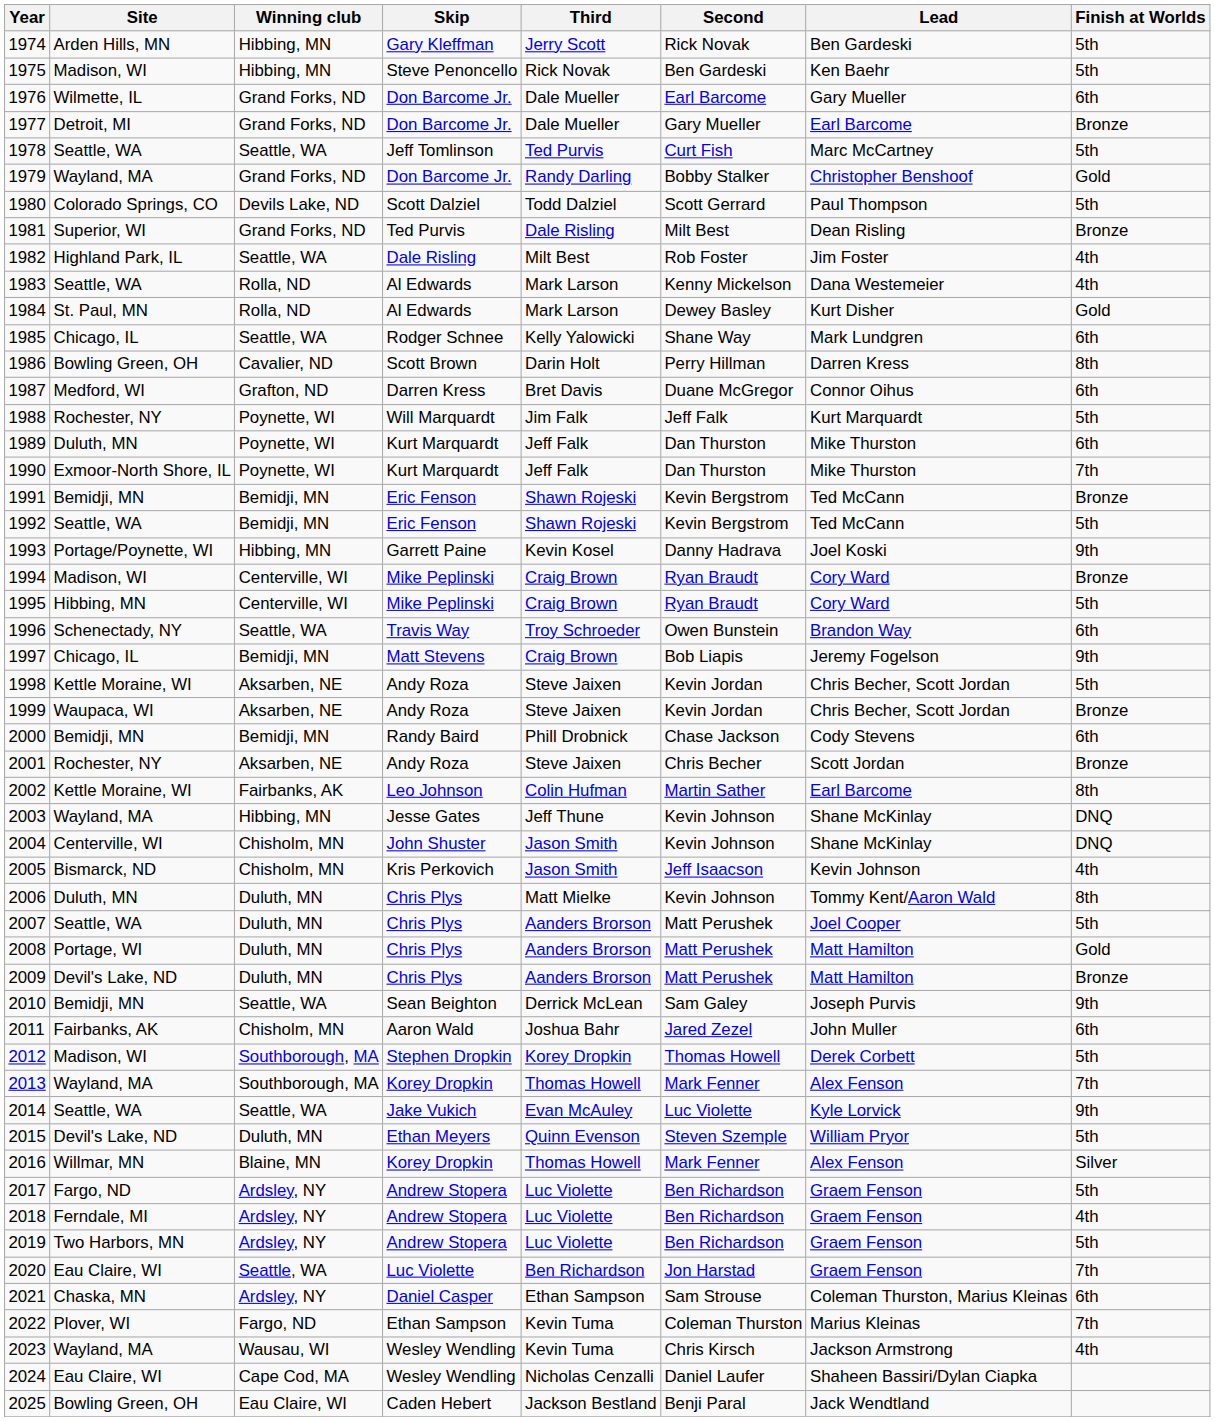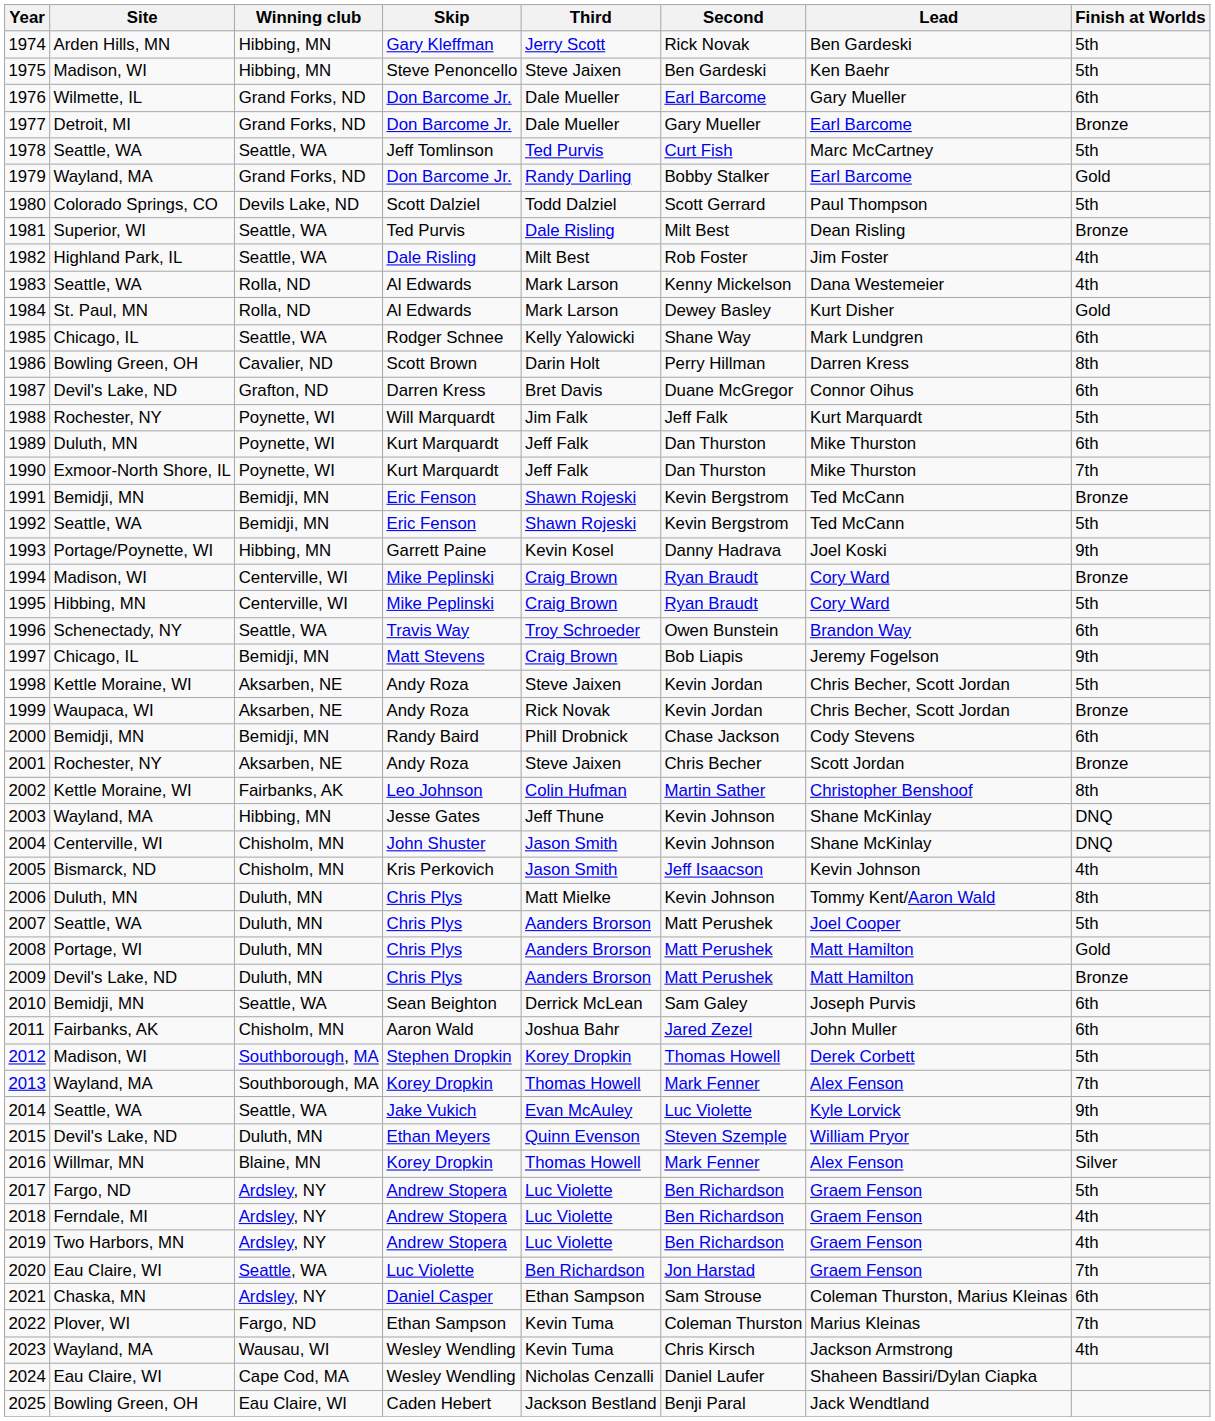(567, 71) Rick Novak -> (573, 71) Steve Jaixen
(891, 177) Christopher Benshoof -> (861, 177) Earl Barcome
(302, 230) Grand Forks, ND -> (283, 230) Seattle, WA
(99, 390) Medford, WI -> (115, 390) Devil's Lake, ND
(573, 710) Steve Jaixen -> (567, 710) Rick Novak
(861, 790) Earl Barcome -> (891, 790) Christopher Benshoof
(1087, 1003) 9th -> (1087, 1003) 6th
(1087, 1243) 5th -> (1087, 1243) 4th
